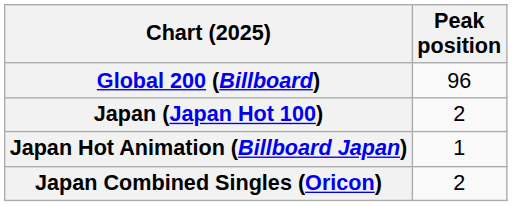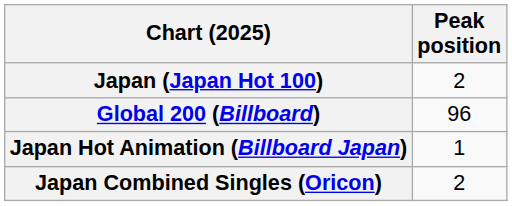rows swapped: (208, 80) <-> (208, 114)
